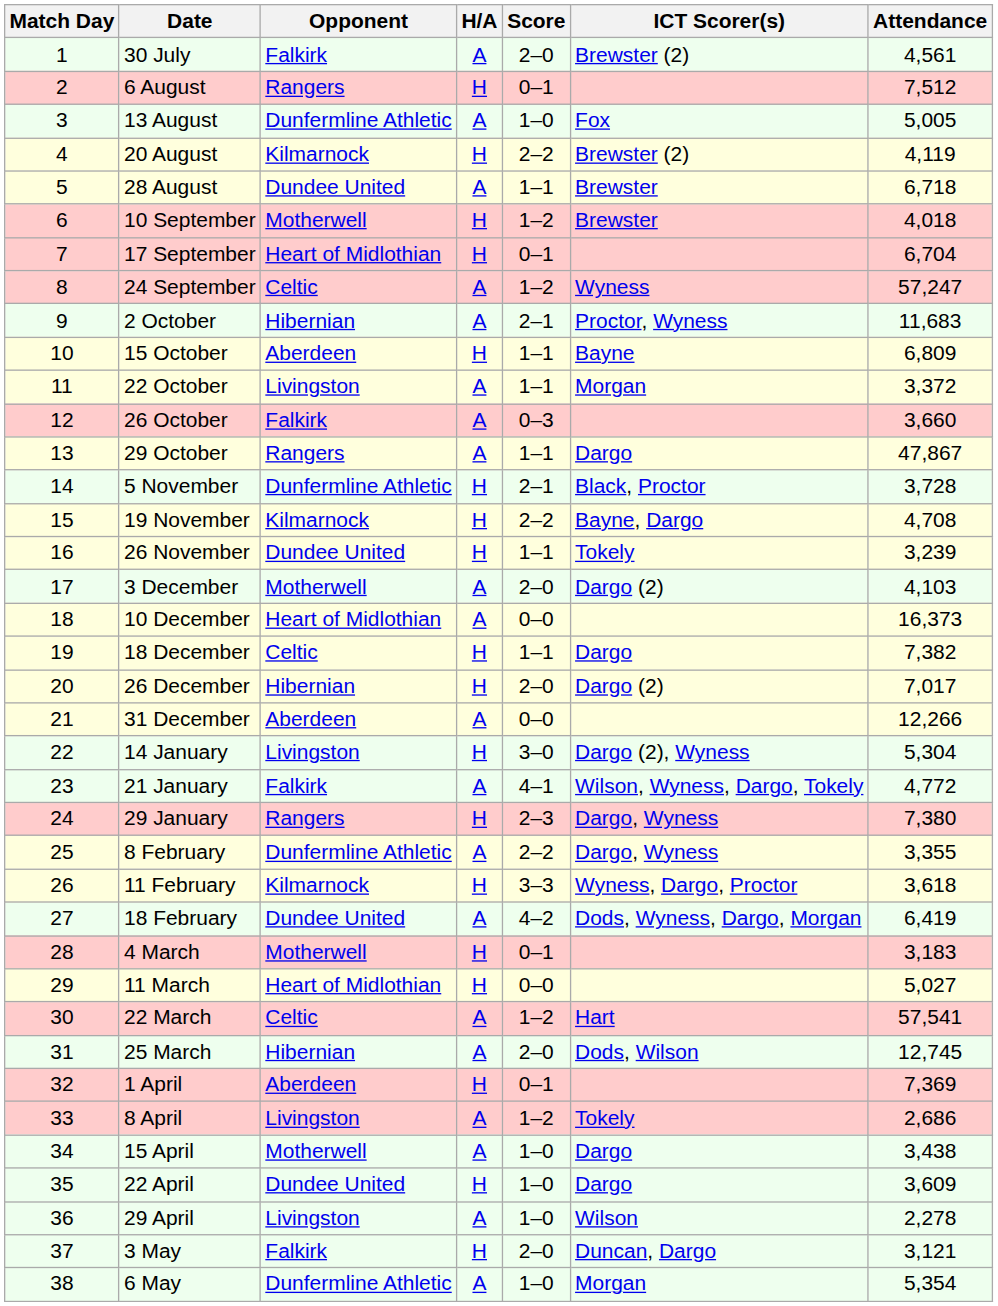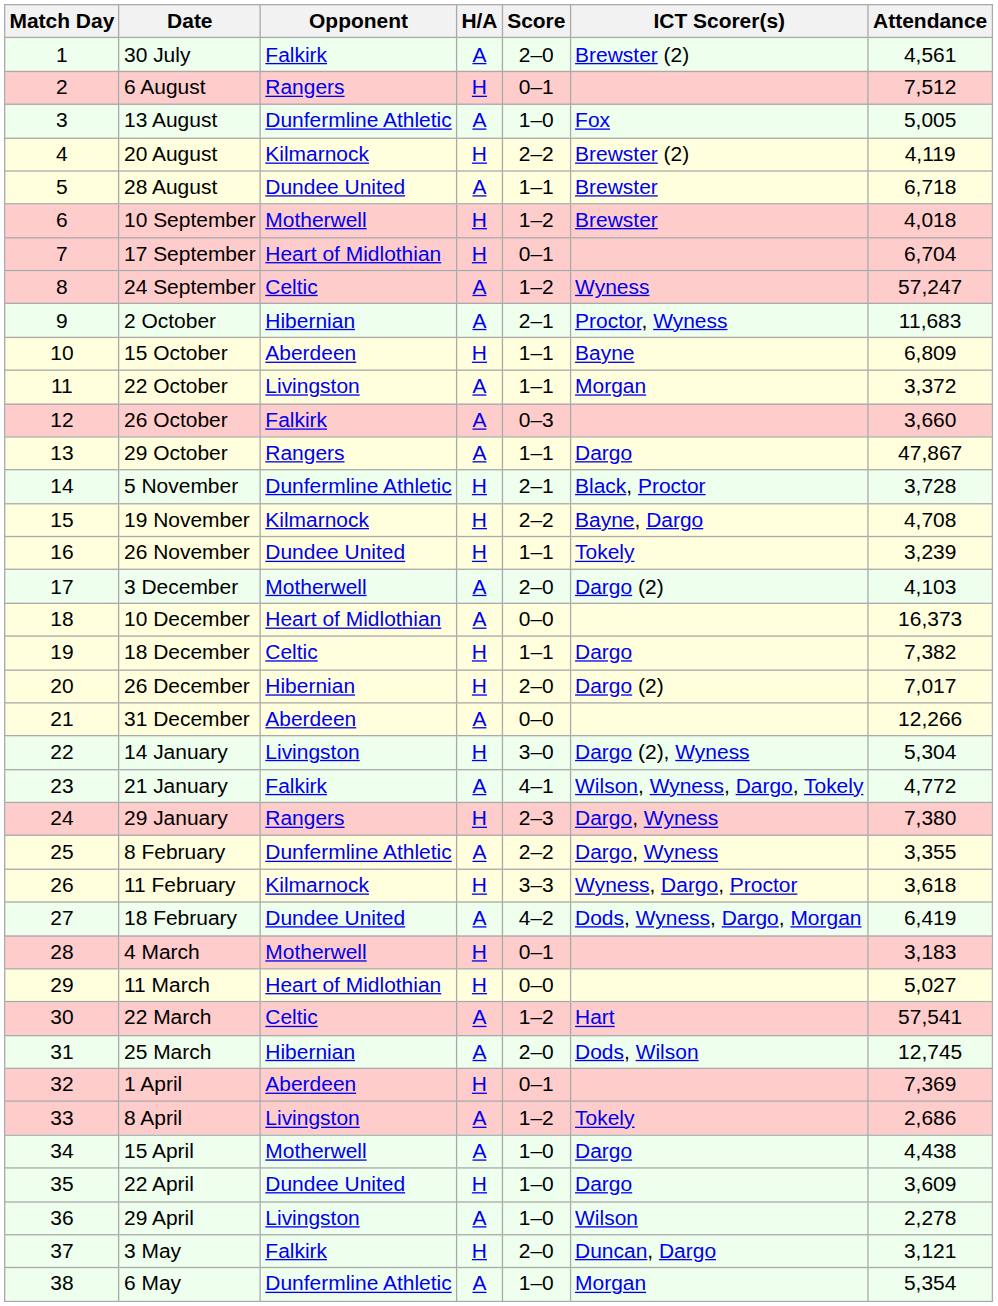(930, 1151) 3,438 -> (930, 1151) 4,438
